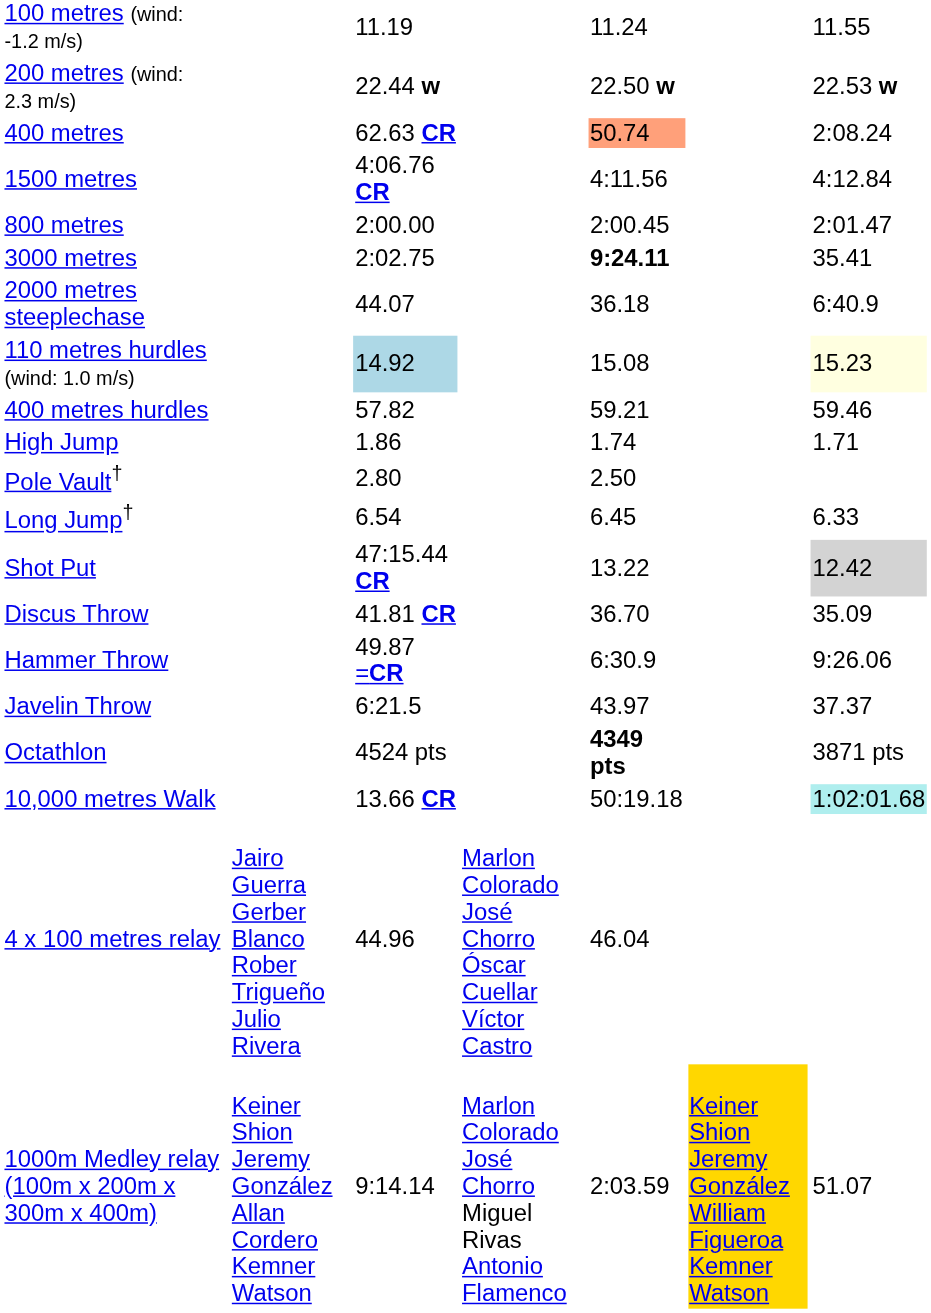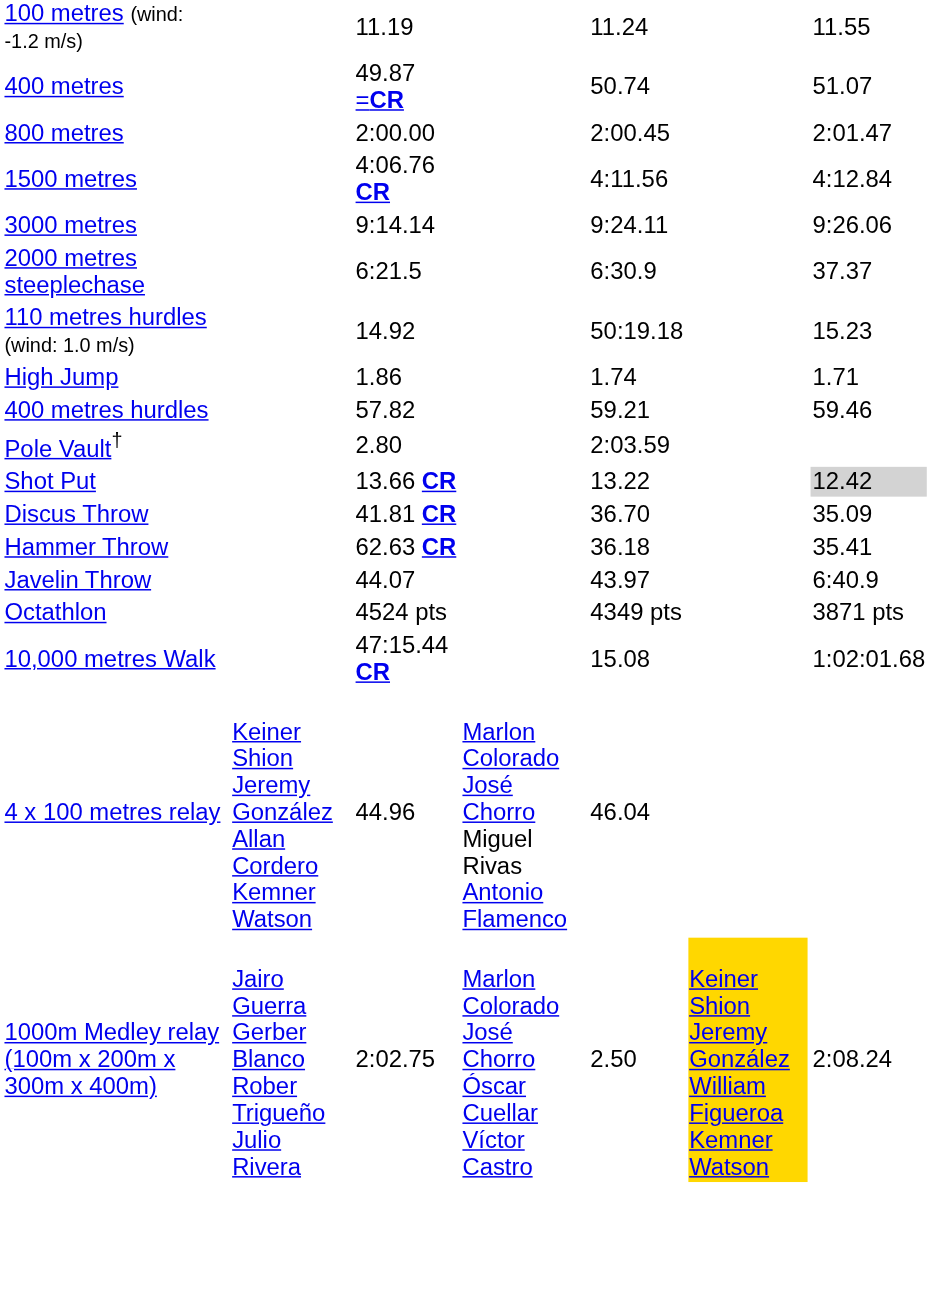- row: (94, 86)
(406, 132) 62.63 CR -> (385, 86) 49.87 =CR
(620, 132) lightsalmon background -> (620, 86) no background
(852, 132) 2:08.24 -> (842, 86) 51.07
rows swapped: (64, 225) <-> (71, 179)
(395, 257) 2:02.75 -> (395, 225) 9:14.14
(630, 257) bold -> (629, 225) normal
(842, 257) 35.41 -> (852, 225) 9:26.06
(385, 304) 44.07 -> (389, 271) 6:21.5
(620, 304) 36.18 -> (624, 271) 6:30.9
(846, 304) 6:40.9 -> (842, 271) 37.37
(385, 363) lightblue background -> (385, 331) no background
(620, 363) 15.08 -> (637, 331) 50:19.18
(842, 363) lightyellow background -> (842, 331) no background
rows swapped: (107, 409) <-> (61, 442)
(613, 478) 2.50 -> (630, 445) 2:03.59
- row: (69, 517)
(402, 567) 47:15.44 CR -> (406, 481) 13.66 CR
(385, 659) 49.87 =CR -> (406, 547) 62.63 CR
(623, 659) 6:30.9 -> (620, 547) 36.18
(852, 659) 9:26.06 -> (842, 547) 35.41
(388, 705) 6:21.5 -> (385, 580) 44.07
(842, 705) 37.37 -> (846, 580) 6:40.9
(616, 752) bold -> (636, 613) normal
(406, 798) 13.66 CR -> (402, 659) 47:15.44 CR
(636, 798) 50:19.18 -> (620, 659) 15.08
(869, 798) paleturquoise background -> (869, 659) no background
(278, 951) Jairo Guerra Gerber Blanco Rober Trigueño Julio Rivera -> (282, 826) Keiner Shion Jeremy González Allan Cordero Kemner Watson
(510, 951) Marlon Colorado José Chorro Óscar Cuellar Víctor Castro -> (515, 826) Marlon Colorado José Chorro Miguel Rivas Antonio Flamenco
(282, 1199) Keiner Shion Jeremy González Allan Cordero Kemner Watson -> (279, 1073) Jairo Guerra Gerber Blanco Rober Trigueño Julio Rivera
(395, 1185) 9:14.14 -> (395, 1060) 2:02.75
(514, 1199) Marlon Colorado José Chorro Miguel Rivas Antonio Flamenco -> (511, 1073) Marlon Colorado José Chorro Óscar Cuellar Víctor Castro
(630, 1185) 2:03.59 -> (614, 1060) 2.50
(842, 1185) 51.07 -> (852, 1060) 2:08.24
